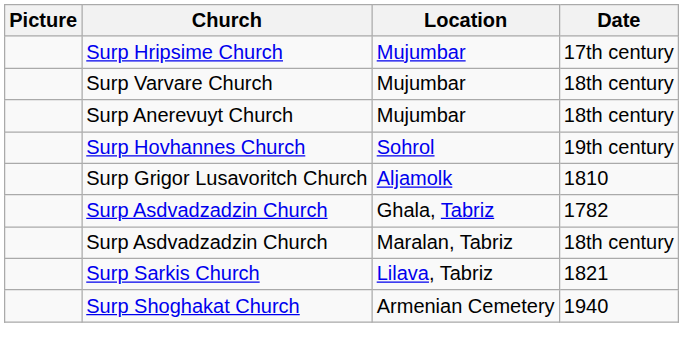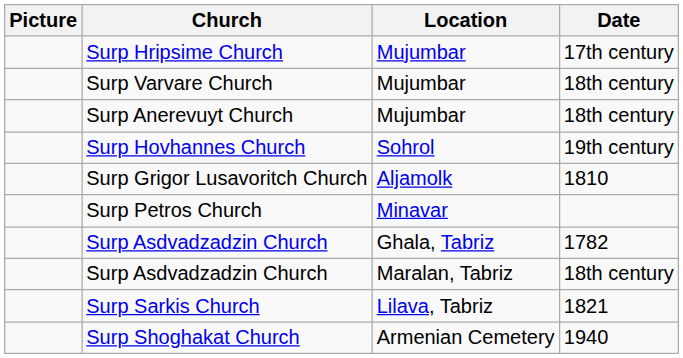+ row: (174, 210)
